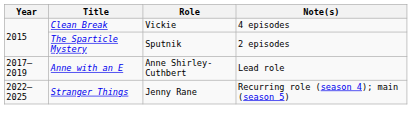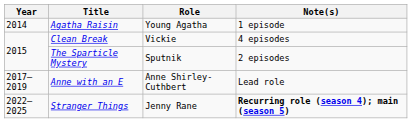+ row: (84, 25)
(318, 92) normal -> (318, 106) bold
